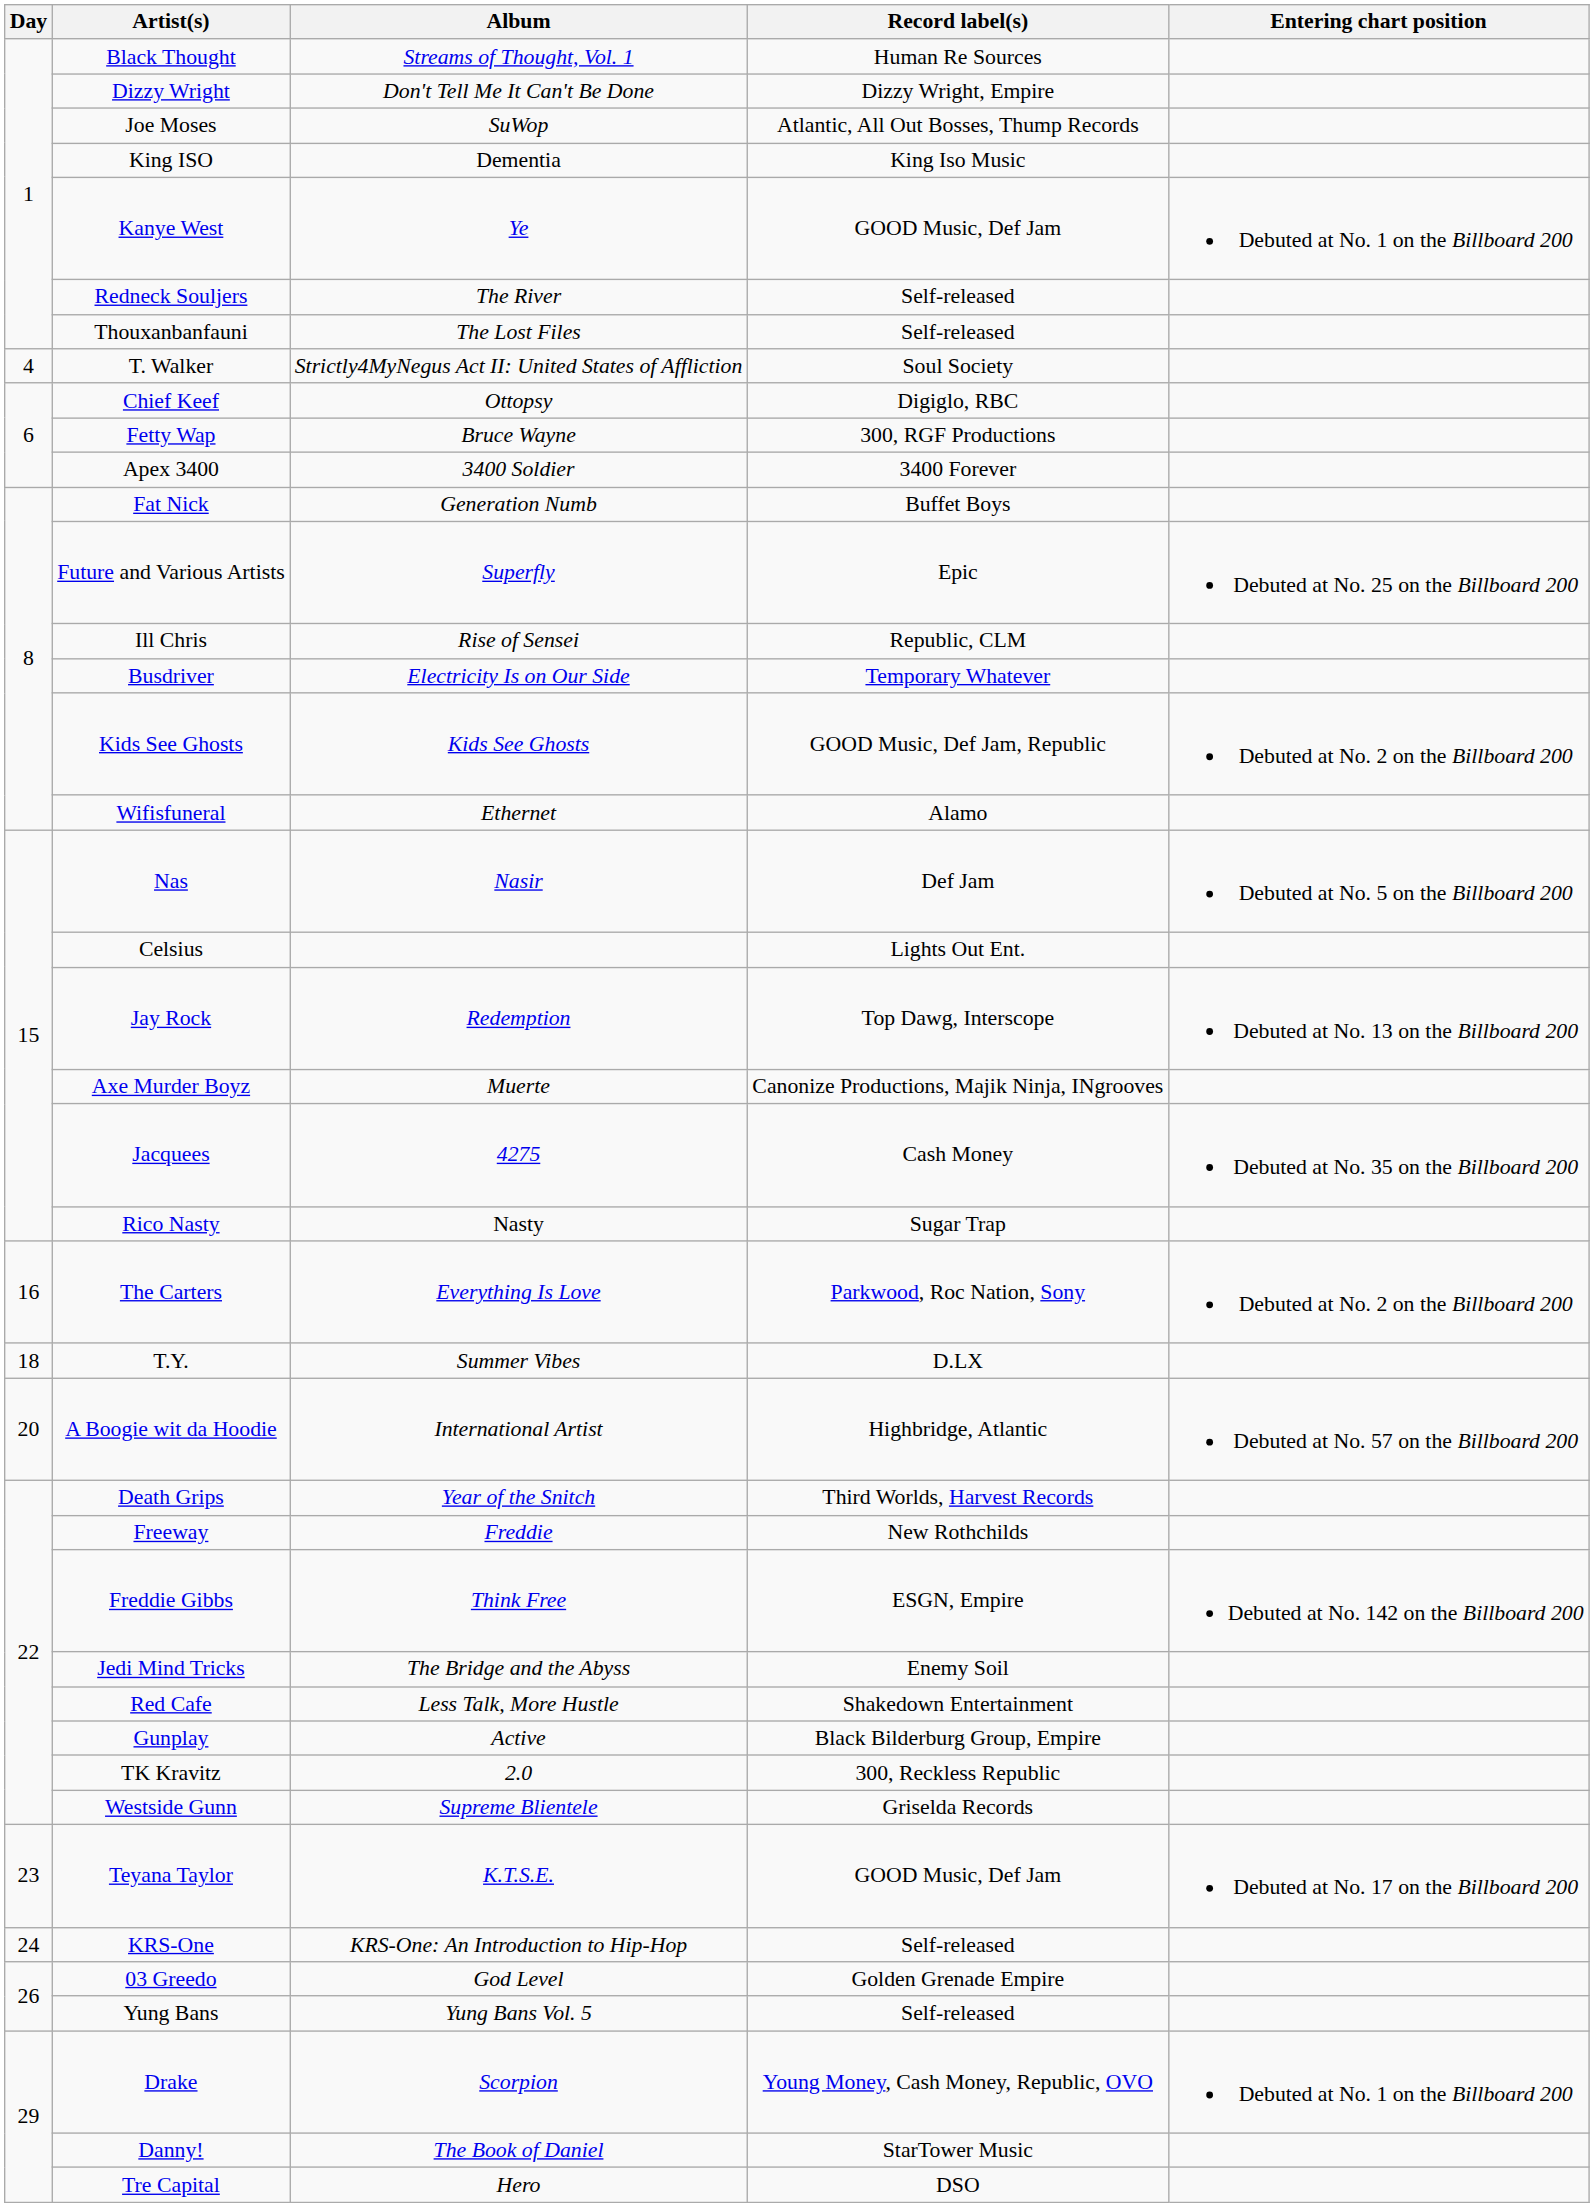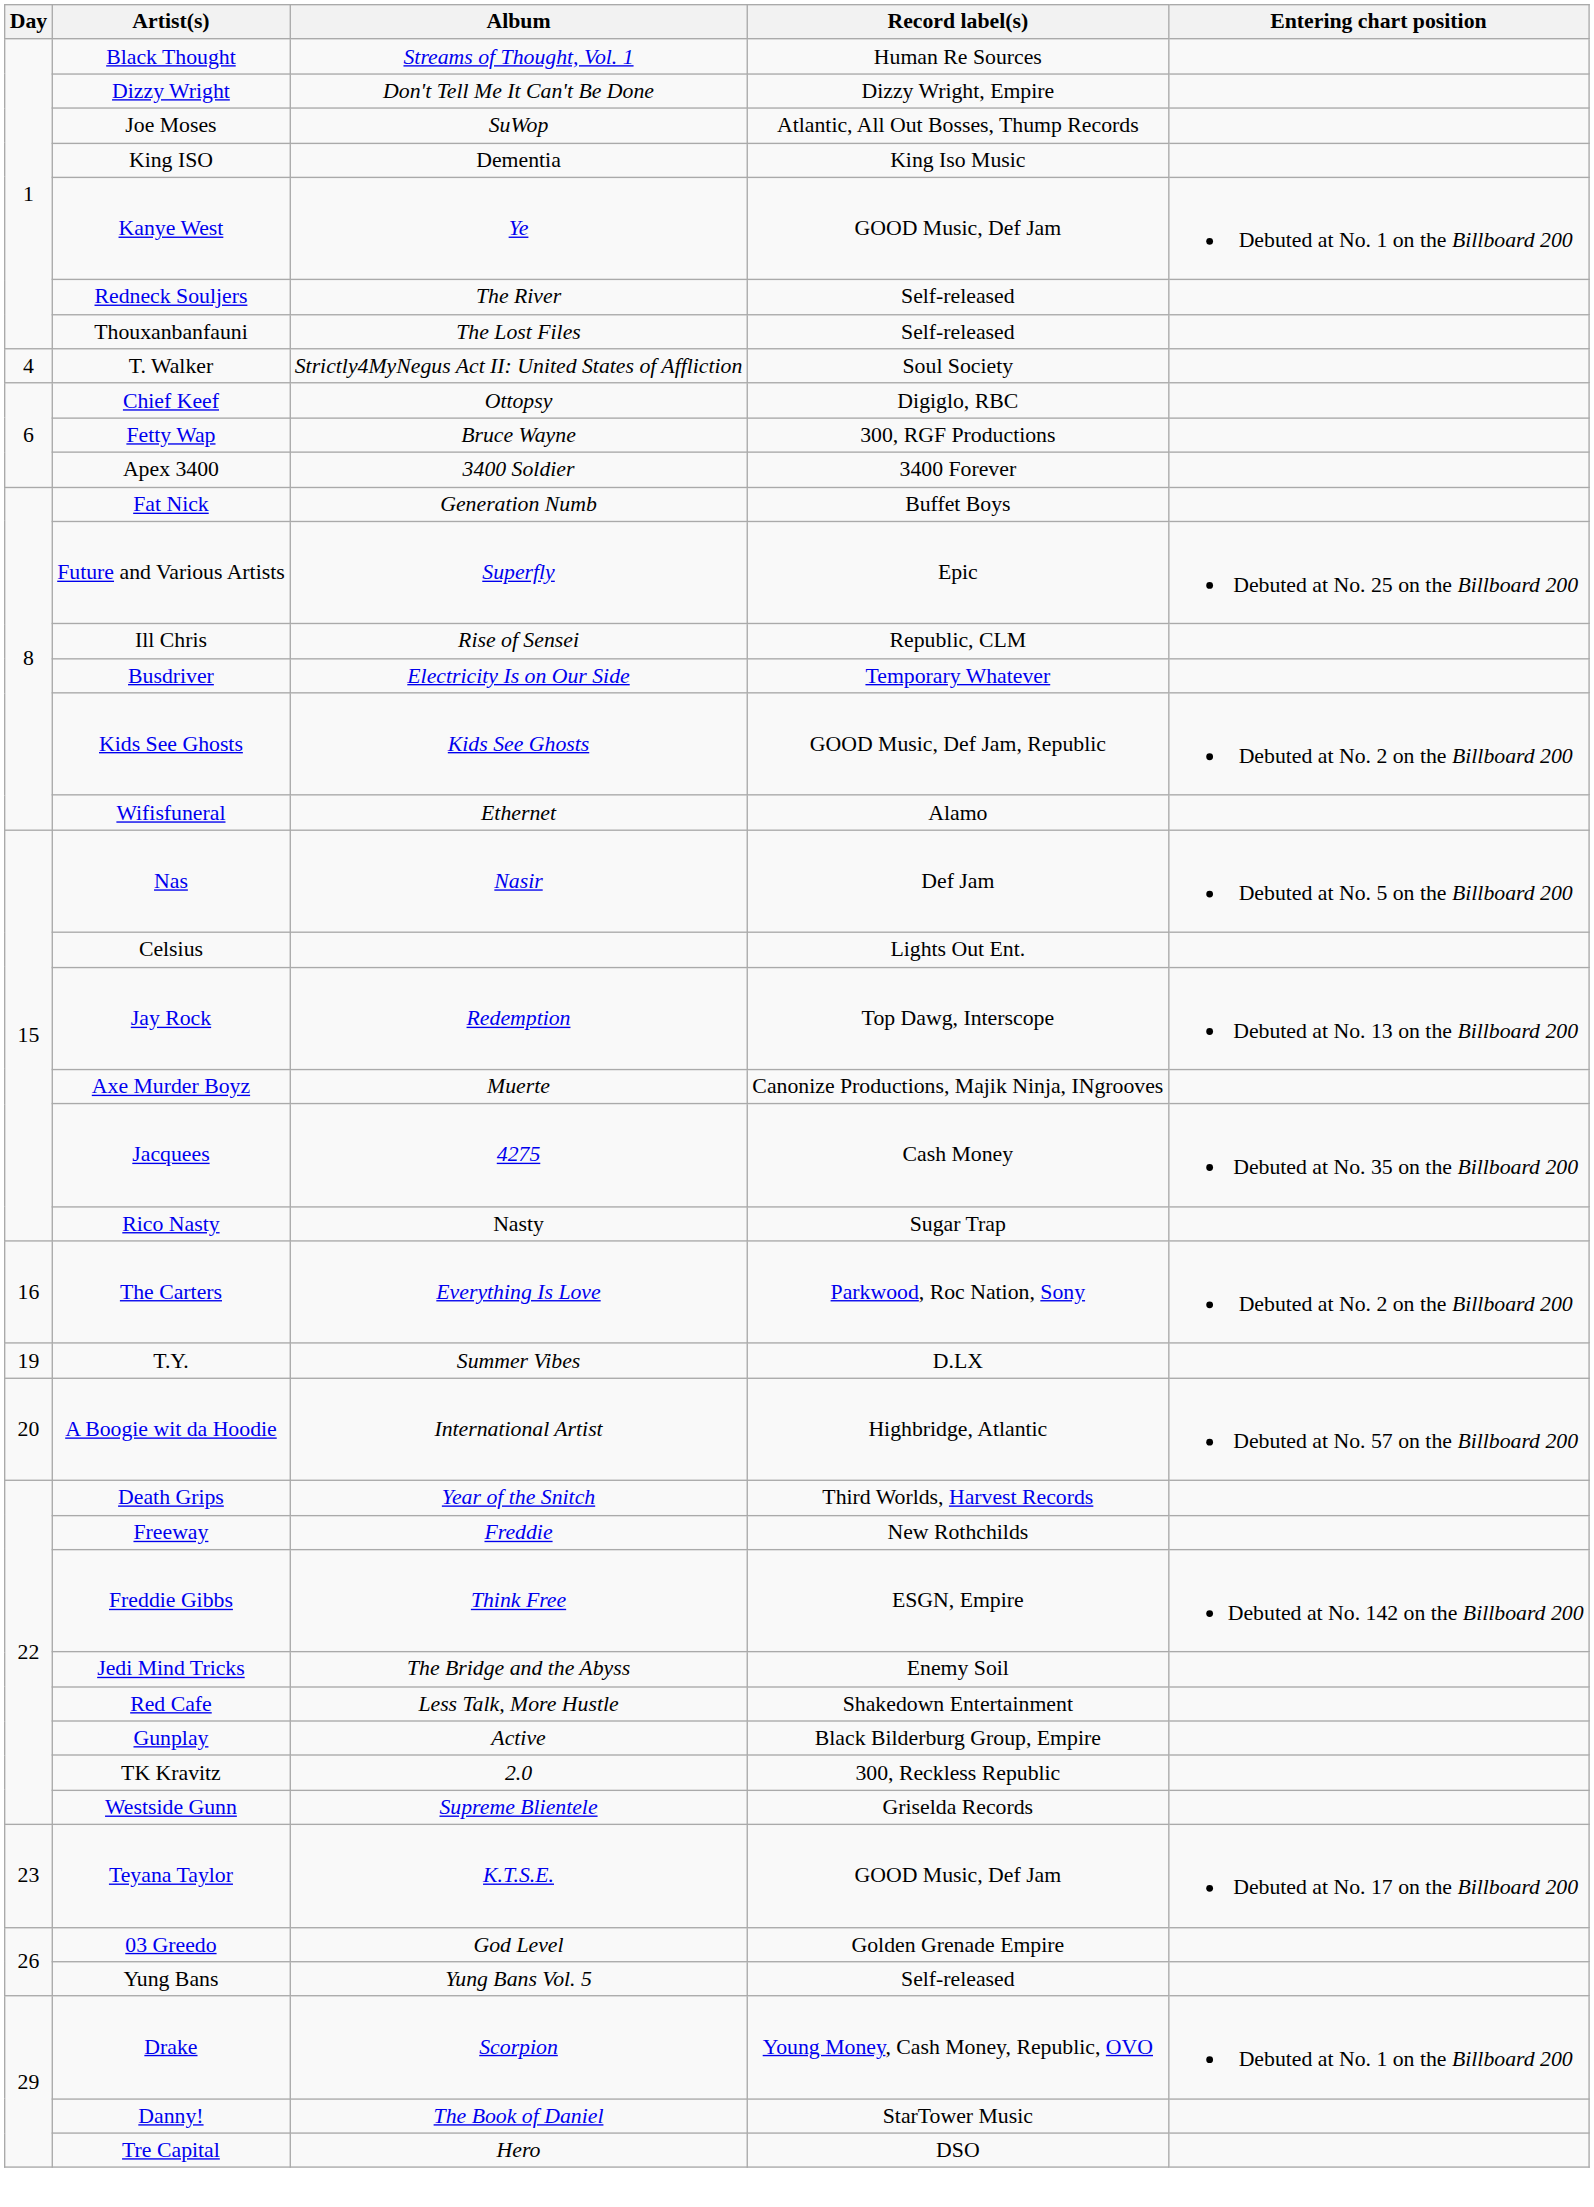(28, 1360) 18 -> (28, 1360) 19
- row: (171, 1944)
